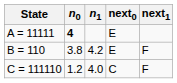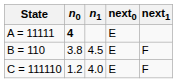(96, 51) 4.2 -> (96, 51) 4.5
(113, 68) C -> (112, 68) E
